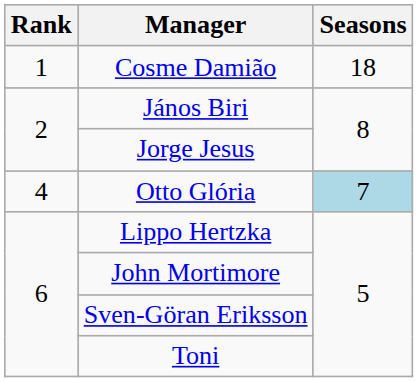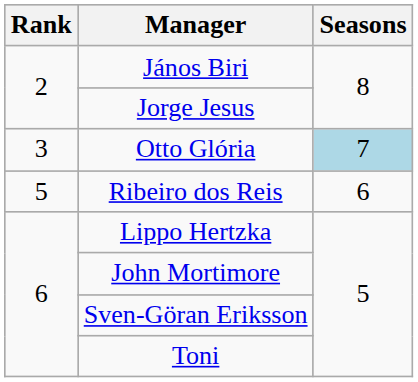- row: (196, 66)
(41, 190) 4 -> (41, 149) 3
+ row: (196, 190)
